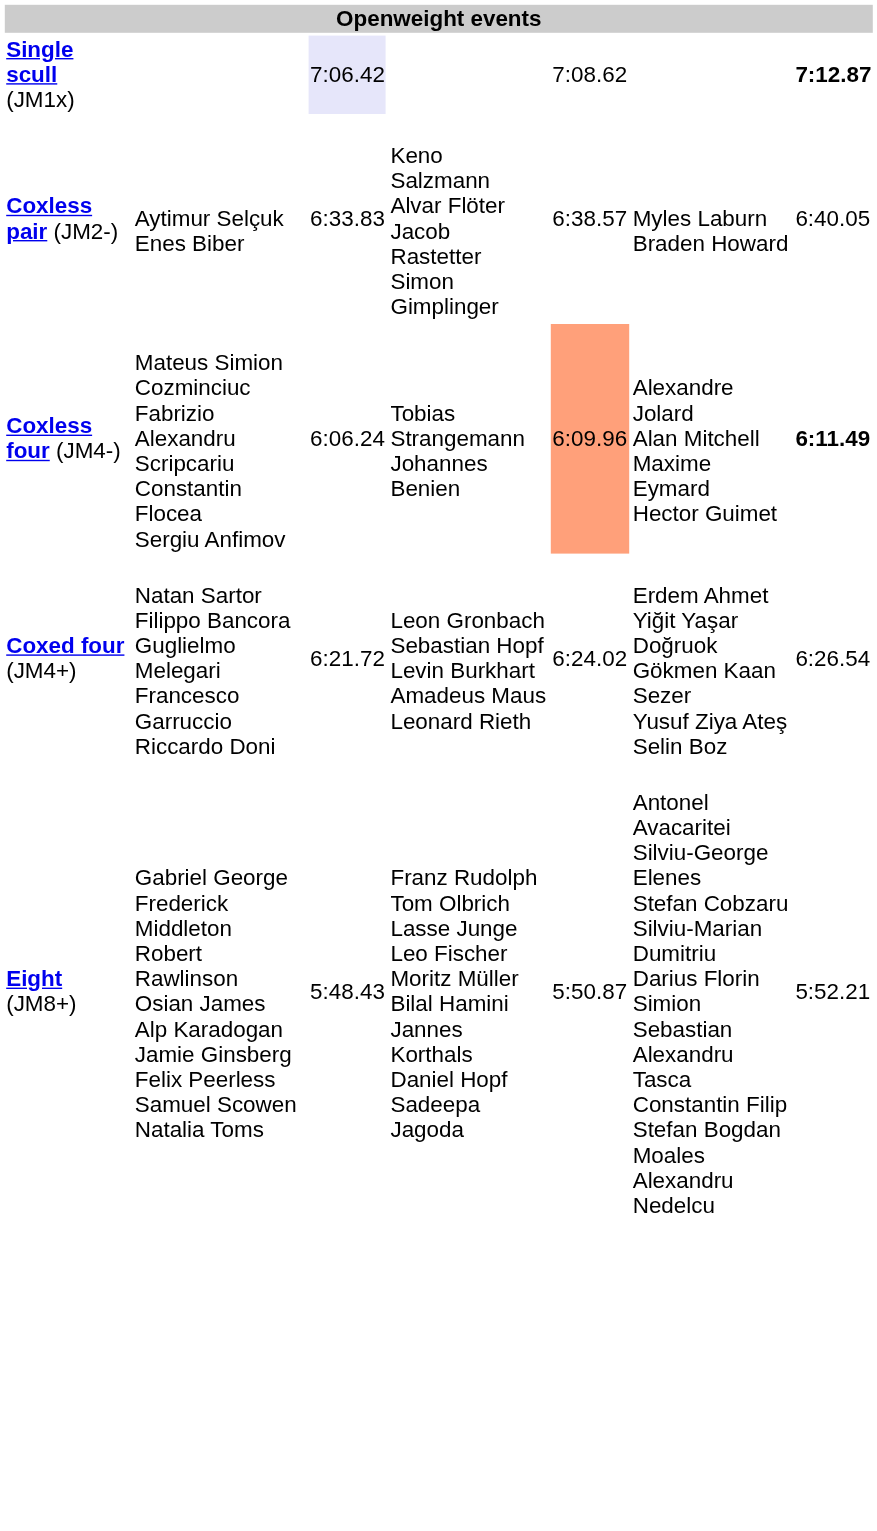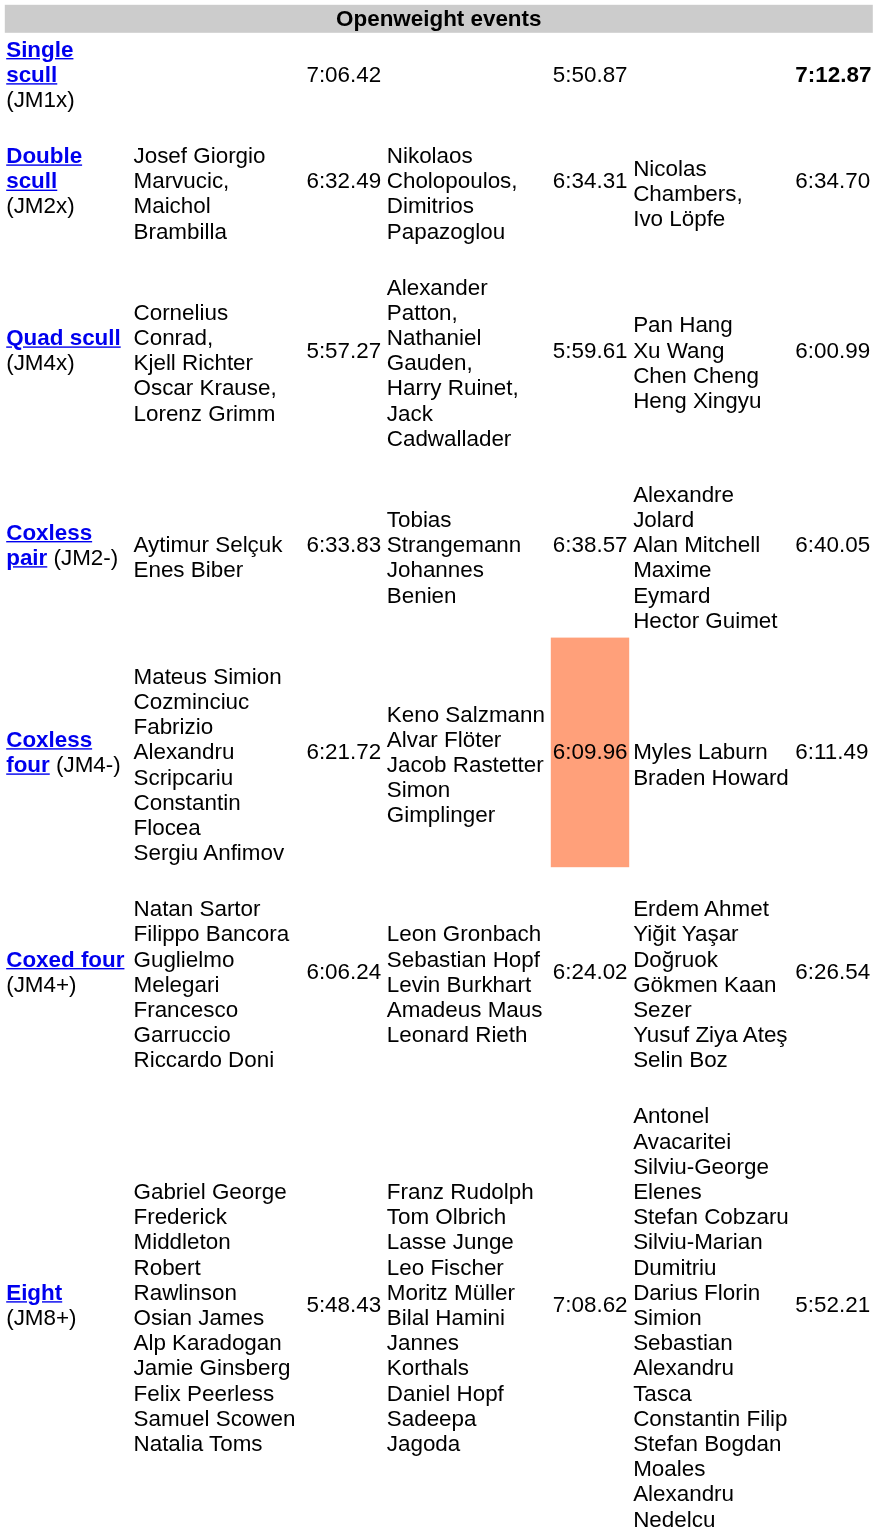(347, 74) lavender background -> (344, 74) no background
(590, 74) 7:08.62 -> (590, 74) 5:50.87
+ row: (44, 180)
+ row: (63, 350)
(448, 231) Keno Salzmann Alvar Flöter Jacob Rastetter Simon Gimplinger -> (454, 557) Tobias Strangemann Johannes Benien
(711, 231) Myles Laburn Braden Howard -> (705, 557) Alexandre Jolard Alan Mitchell Maxime Eymard Hector Guimet
(347, 438) 6:06.24 -> (344, 752) 6:21.72
(458, 451) Tobias Strangemann Johannes Benien -> (466, 764) Keno Salzmann Alvar Flöter Jacob Rastetter Simon Gimplinger
(705, 451) Alexandre Jolard Alan Mitchell Maxime Eymard Hector Guimet -> (711, 764) Myles Laburn Braden Howard
(833, 438) bold -> (832, 752) normal
(347, 658) 6:21.72 -> (344, 971) 6:06.24
(590, 991) 5:50.87 -> (590, 1305) 7:08.62
